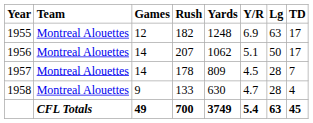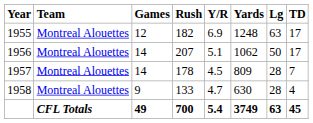columns swapped: (223, 14) <-> (253, 14)
